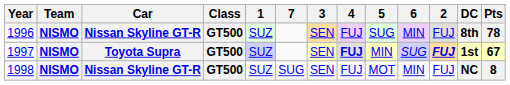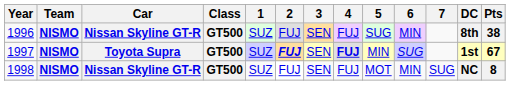columns swapped: (444, 13) <-> (291, 13)
(493, 32) 78 -> (493, 32) 38
